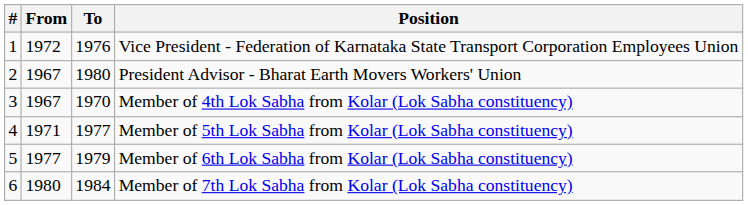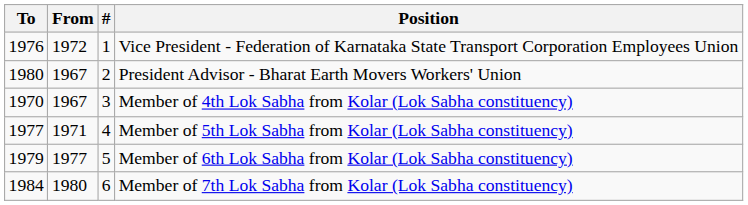columns swapped: (13, 18) <-> (93, 18)
